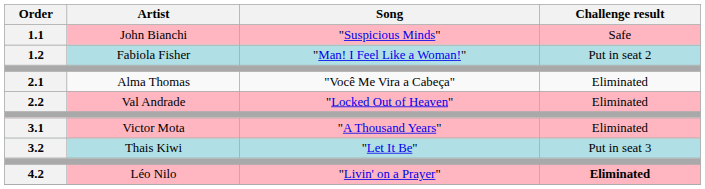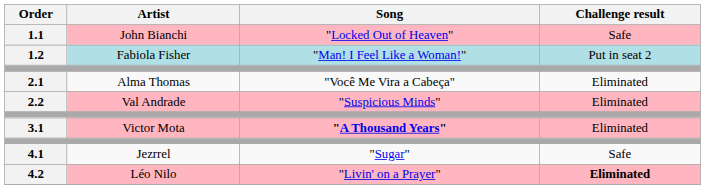(390, 34) "Suspicious Minds" -> (390, 34) "Locked Out of Heaven"
(390, 101) "Locked Out of Heaven" -> (390, 101) "Suspicious Minds"
(390, 127) normal -> (390, 127) bold
- row: (36, 148)
+ row: (36, 154)
